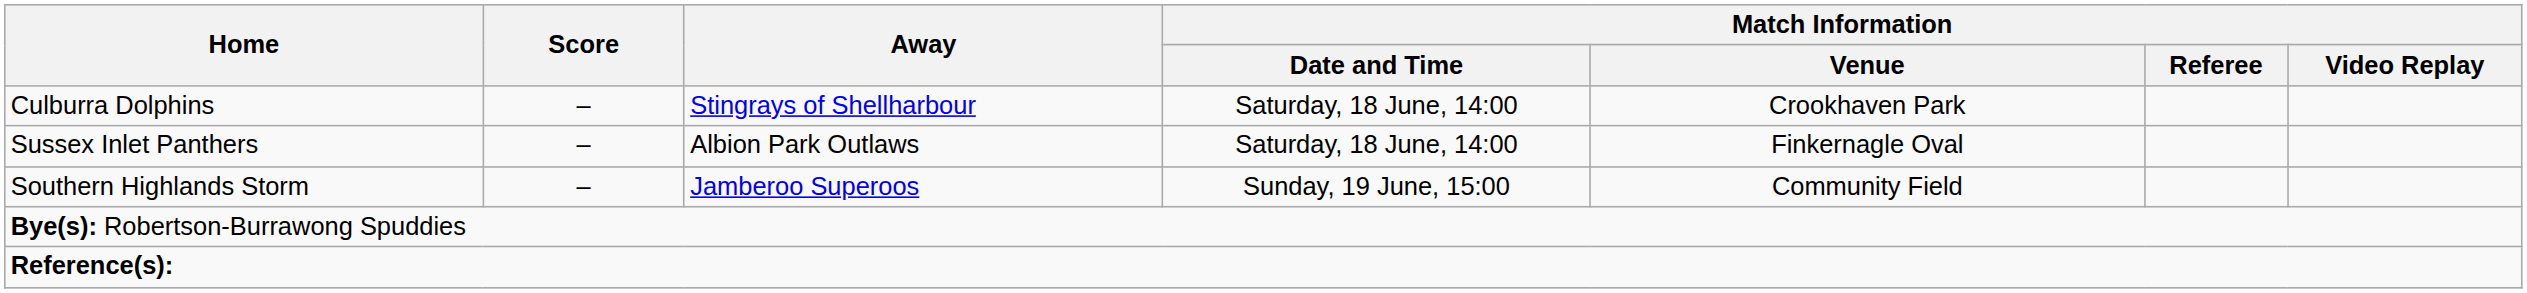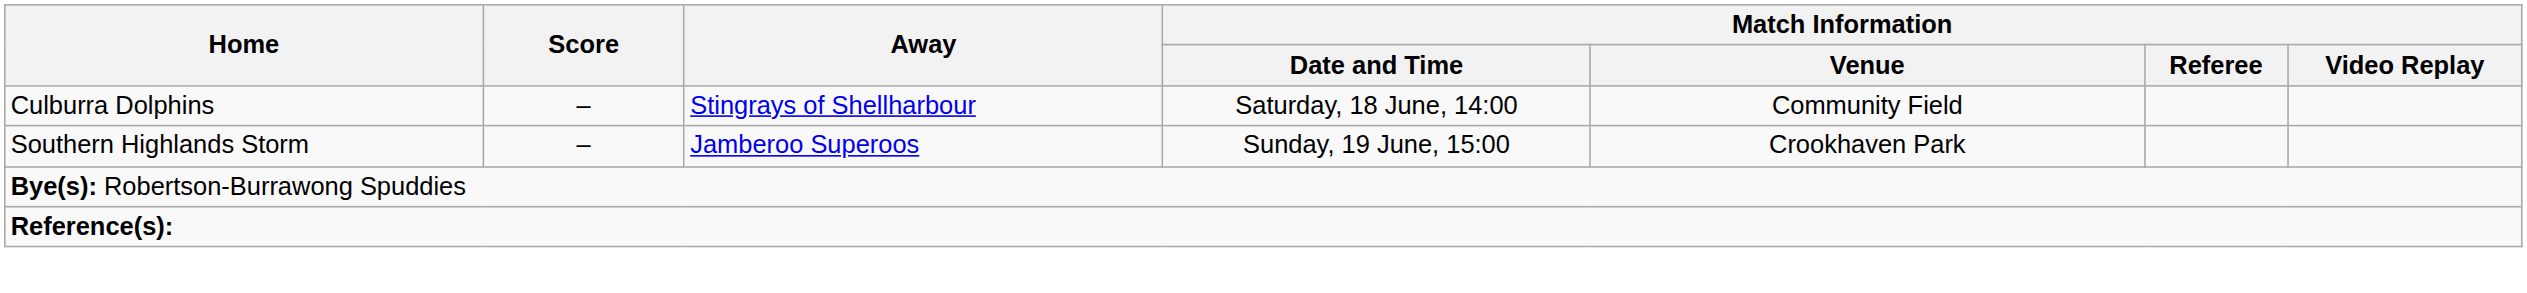(1867, 105) Crookhaven Park -> (1867, 105) Community Field
- row: (134, 145)
(1867, 186) Community Field -> (1867, 145) Crookhaven Park
